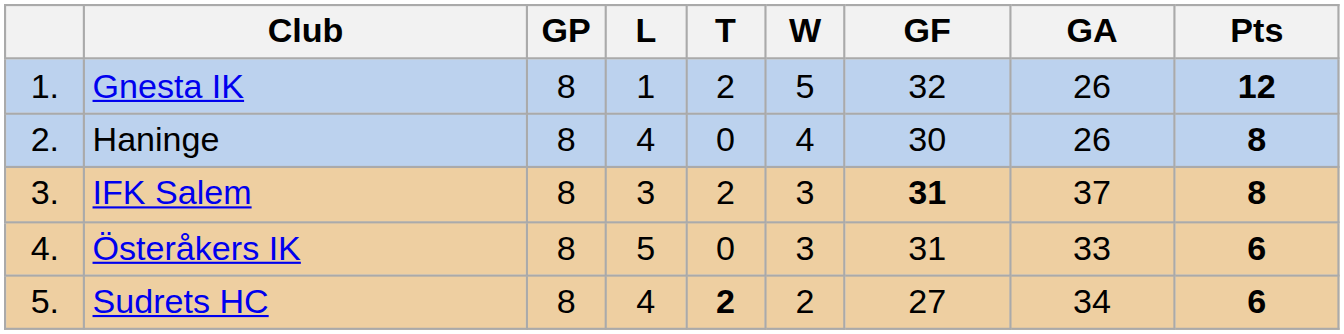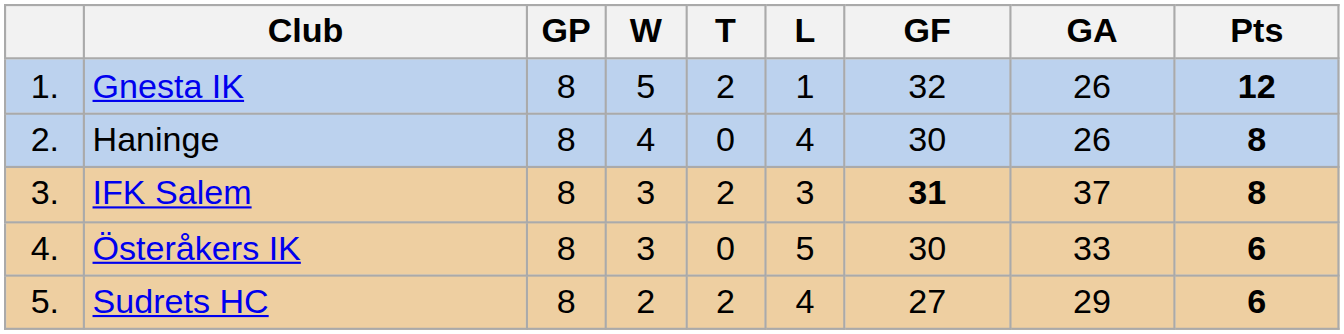columns swapped: (805, 31) <-> (646, 31)
(927, 247) 31 -> (927, 247) 30
(725, 301) bold -> (725, 301) normal
(1092, 301) 34 -> (1092, 301) 29
